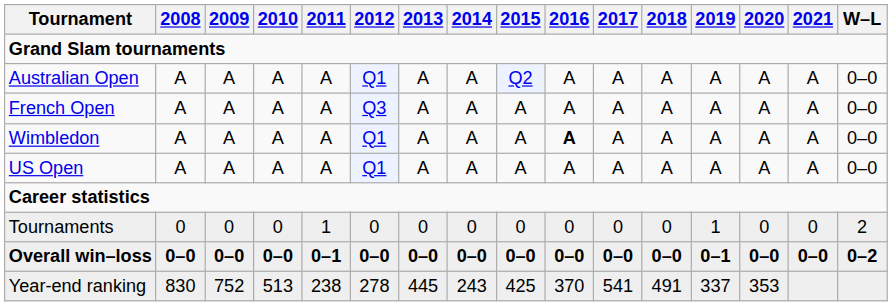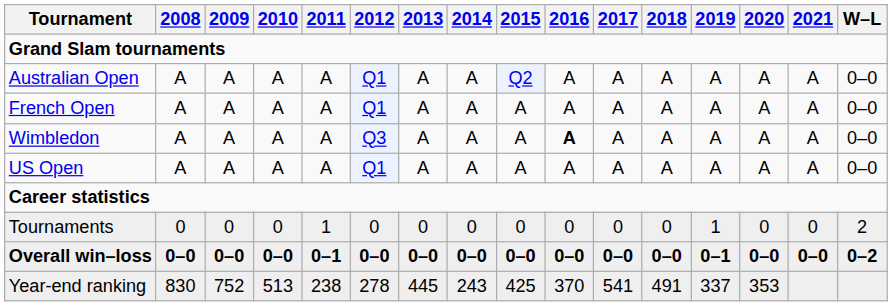(374, 108) Q3 -> (374, 108) Q1
(374, 138) Q1 -> (374, 138) Q3
